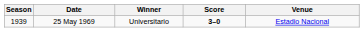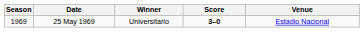(19, 21) 1939 -> (19, 21) 1969
